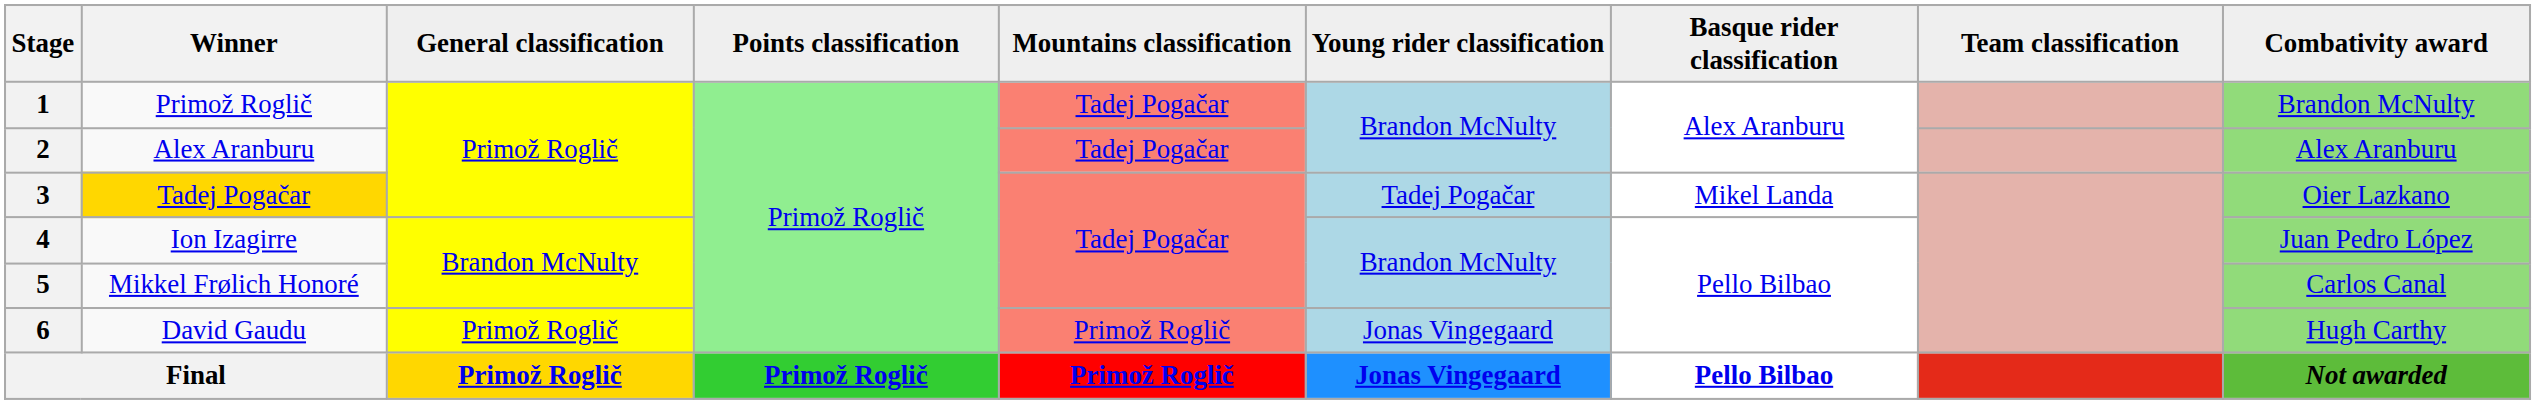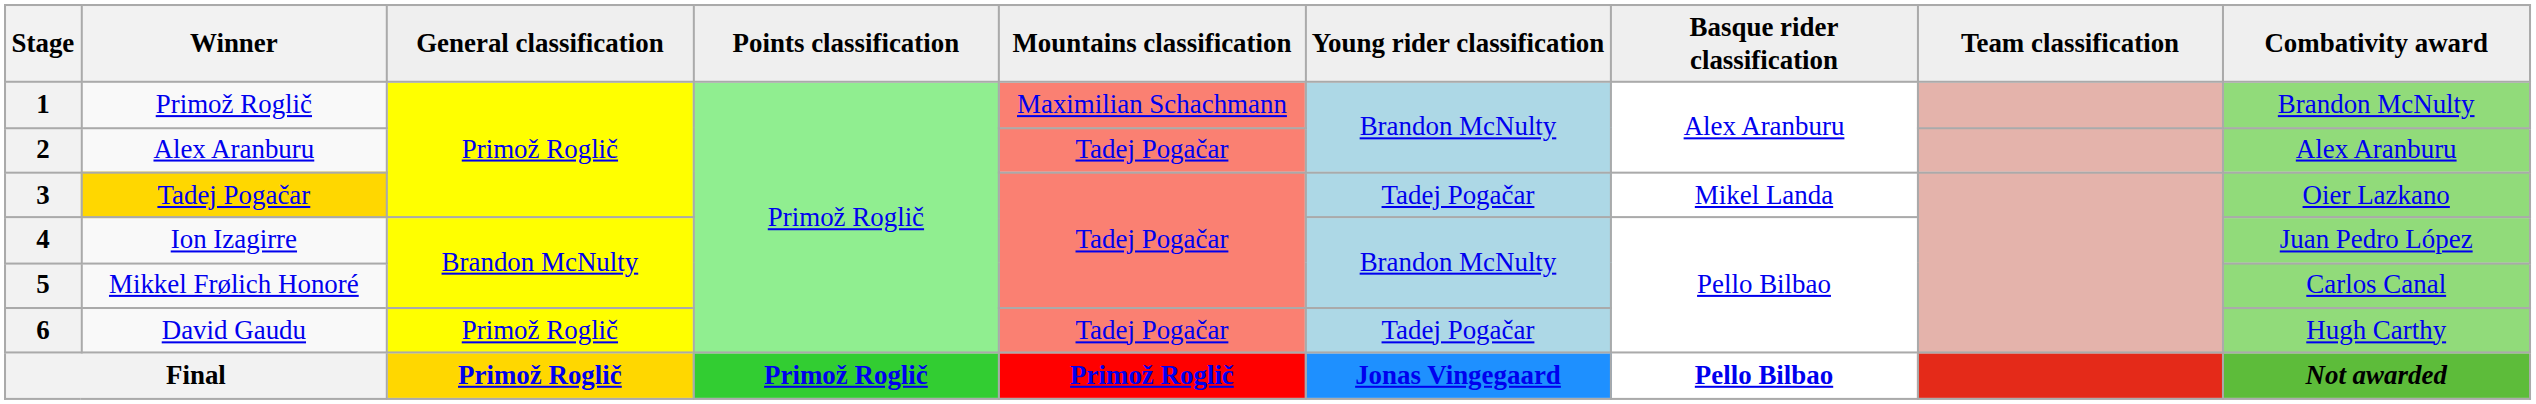(1152, 104) Tadej Pogačar -> (1152, 104) Maximilian Schachmann
(1152, 330) Primož Roglič -> (1152, 330) Tadej Pogačar
(1458, 330) Jonas Vingegaard -> (1458, 330) Tadej Pogačar
